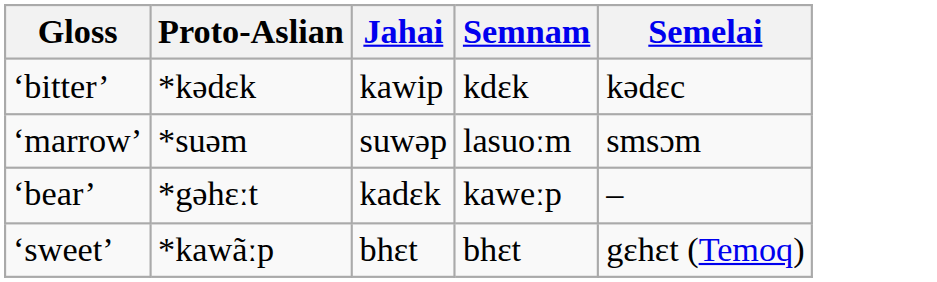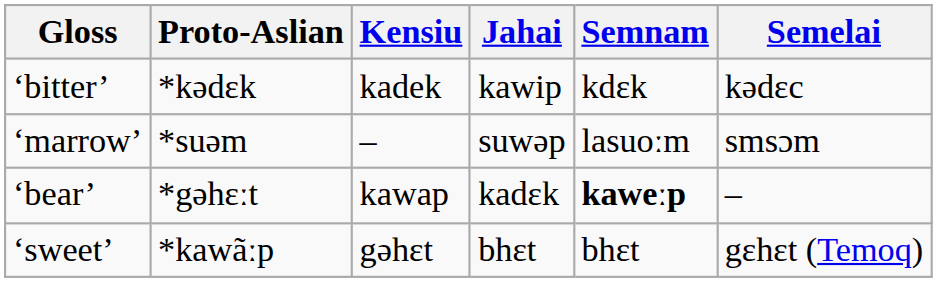+ column: (411, 31)
(512, 194) normal -> (634, 194) bold
